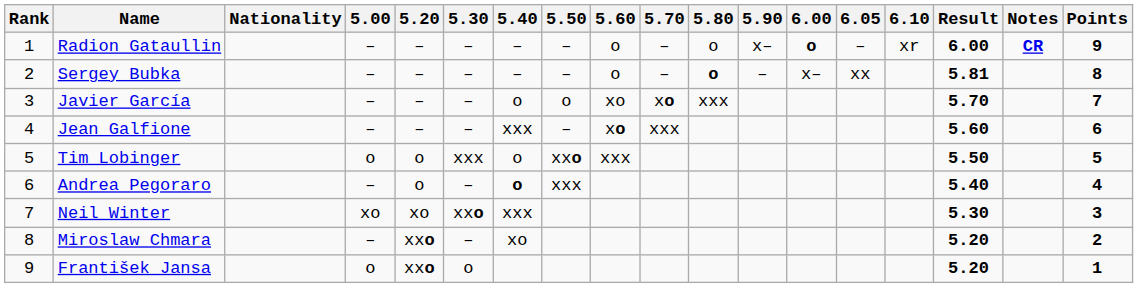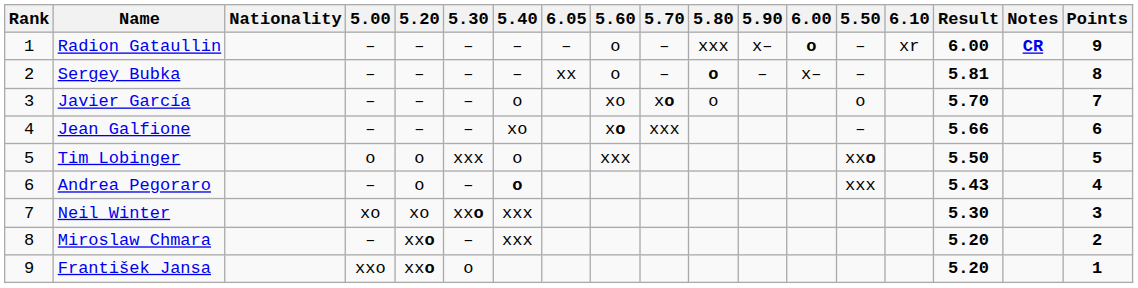columns swapped: (566, 19) <-> (860, 19)
(713, 46) o -> (713, 46) xxx
(713, 102) xxx -> (713, 102) o
(517, 130) xxx -> (517, 130) xo
(969, 130) 5.60 -> (969, 130) 5.66
(969, 185) 5.40 -> (969, 185) 5.43
(517, 241) xo -> (517, 241) xxx
(370, 268) o -> (370, 268) xxo
